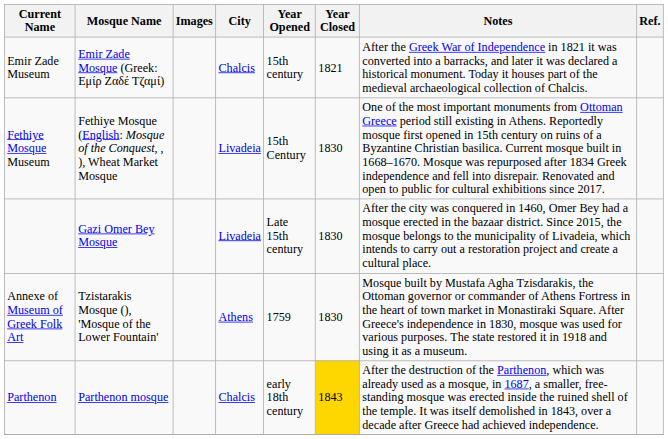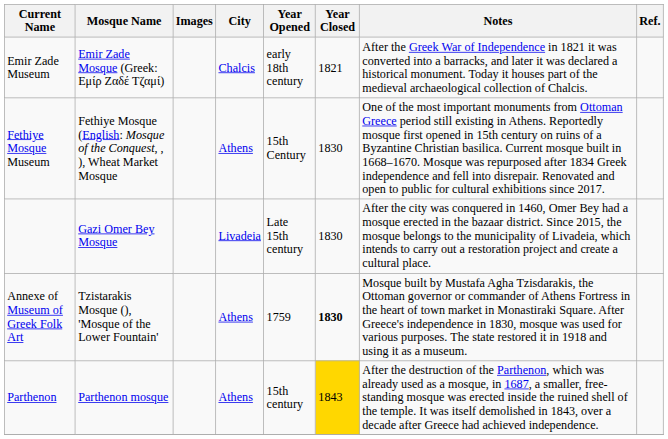(285, 67) 15th century -> (285, 67) early 18th century
(240, 148) Livadeia -> (236, 148) Athens
(331, 317) normal -> (331, 317) bold
(237, 397) Chalcis -> (236, 397) Athens
(285, 397) early 18th century -> (285, 397) 15th century
